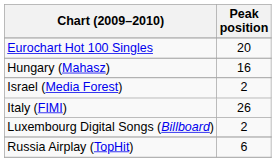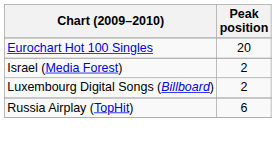- row: (59, 68)
- row: (37, 107)
